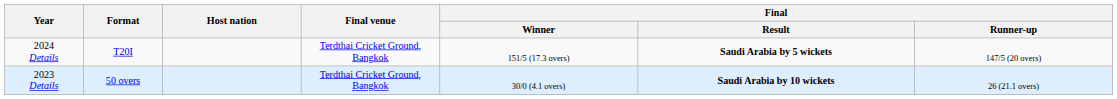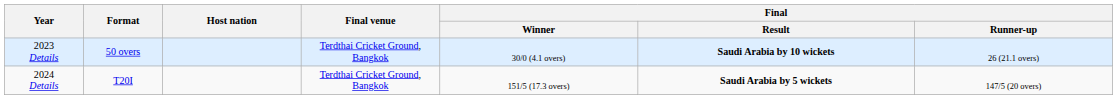rows swapped: (44, 80) <-> (44, 52)
